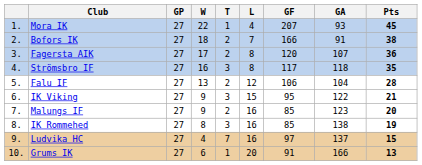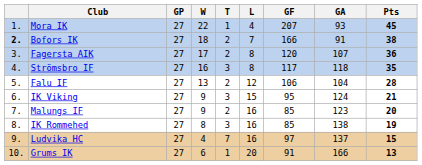(16, 40) normal -> (16, 40) bold
(340, 97) 122 -> (340, 97) 124
